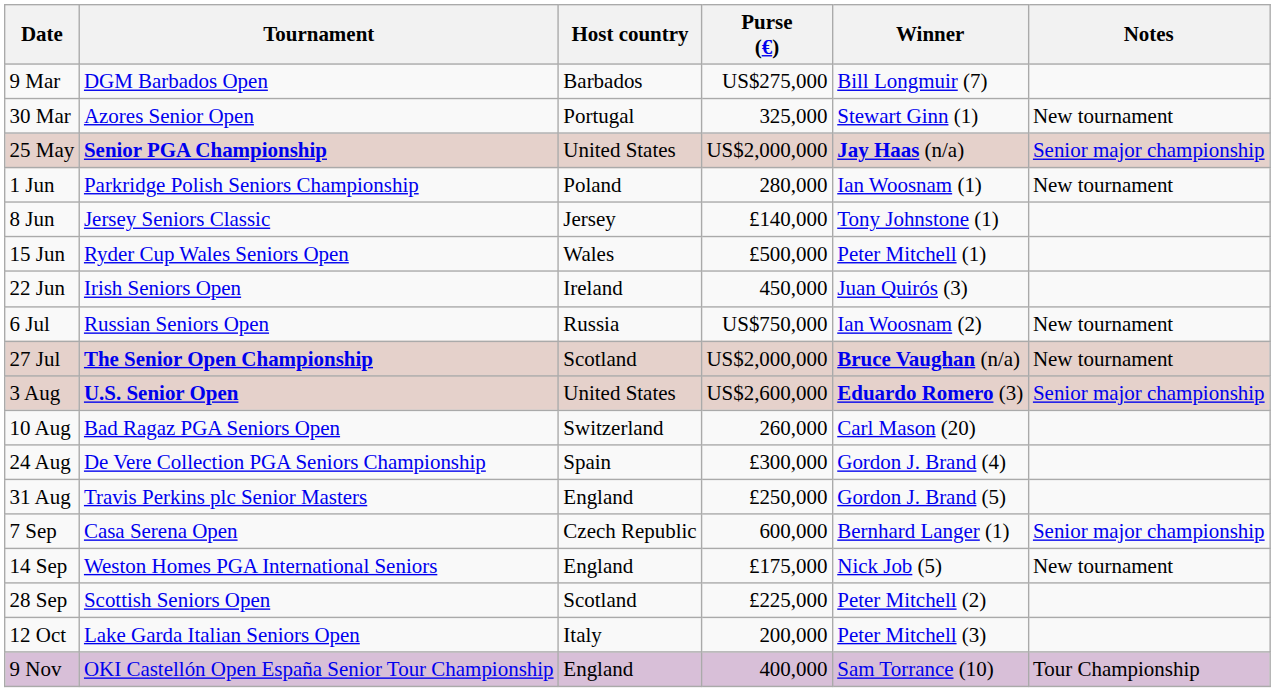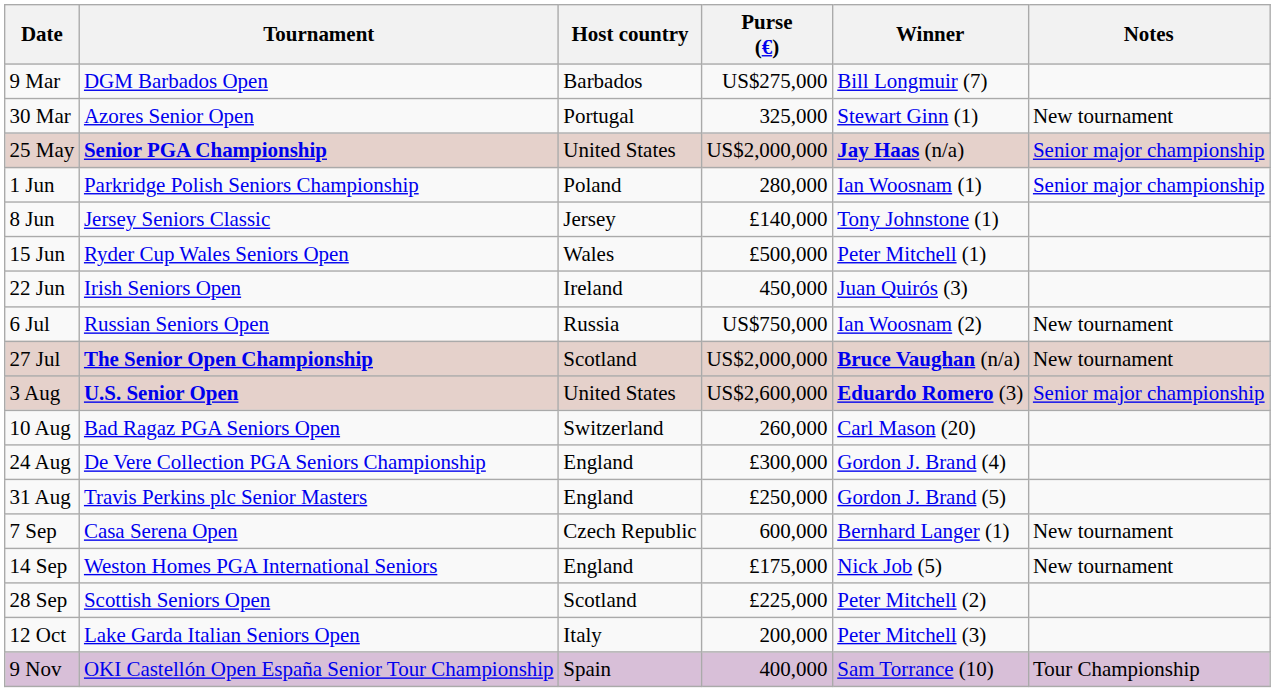(1103, 185) New tournament -> (1149, 185) Senior major championship
(587, 461) Spain -> (598, 461) England
(1149, 531) Senior major championship -> (1103, 531) New tournament
(598, 669) England -> (587, 669) Spain
